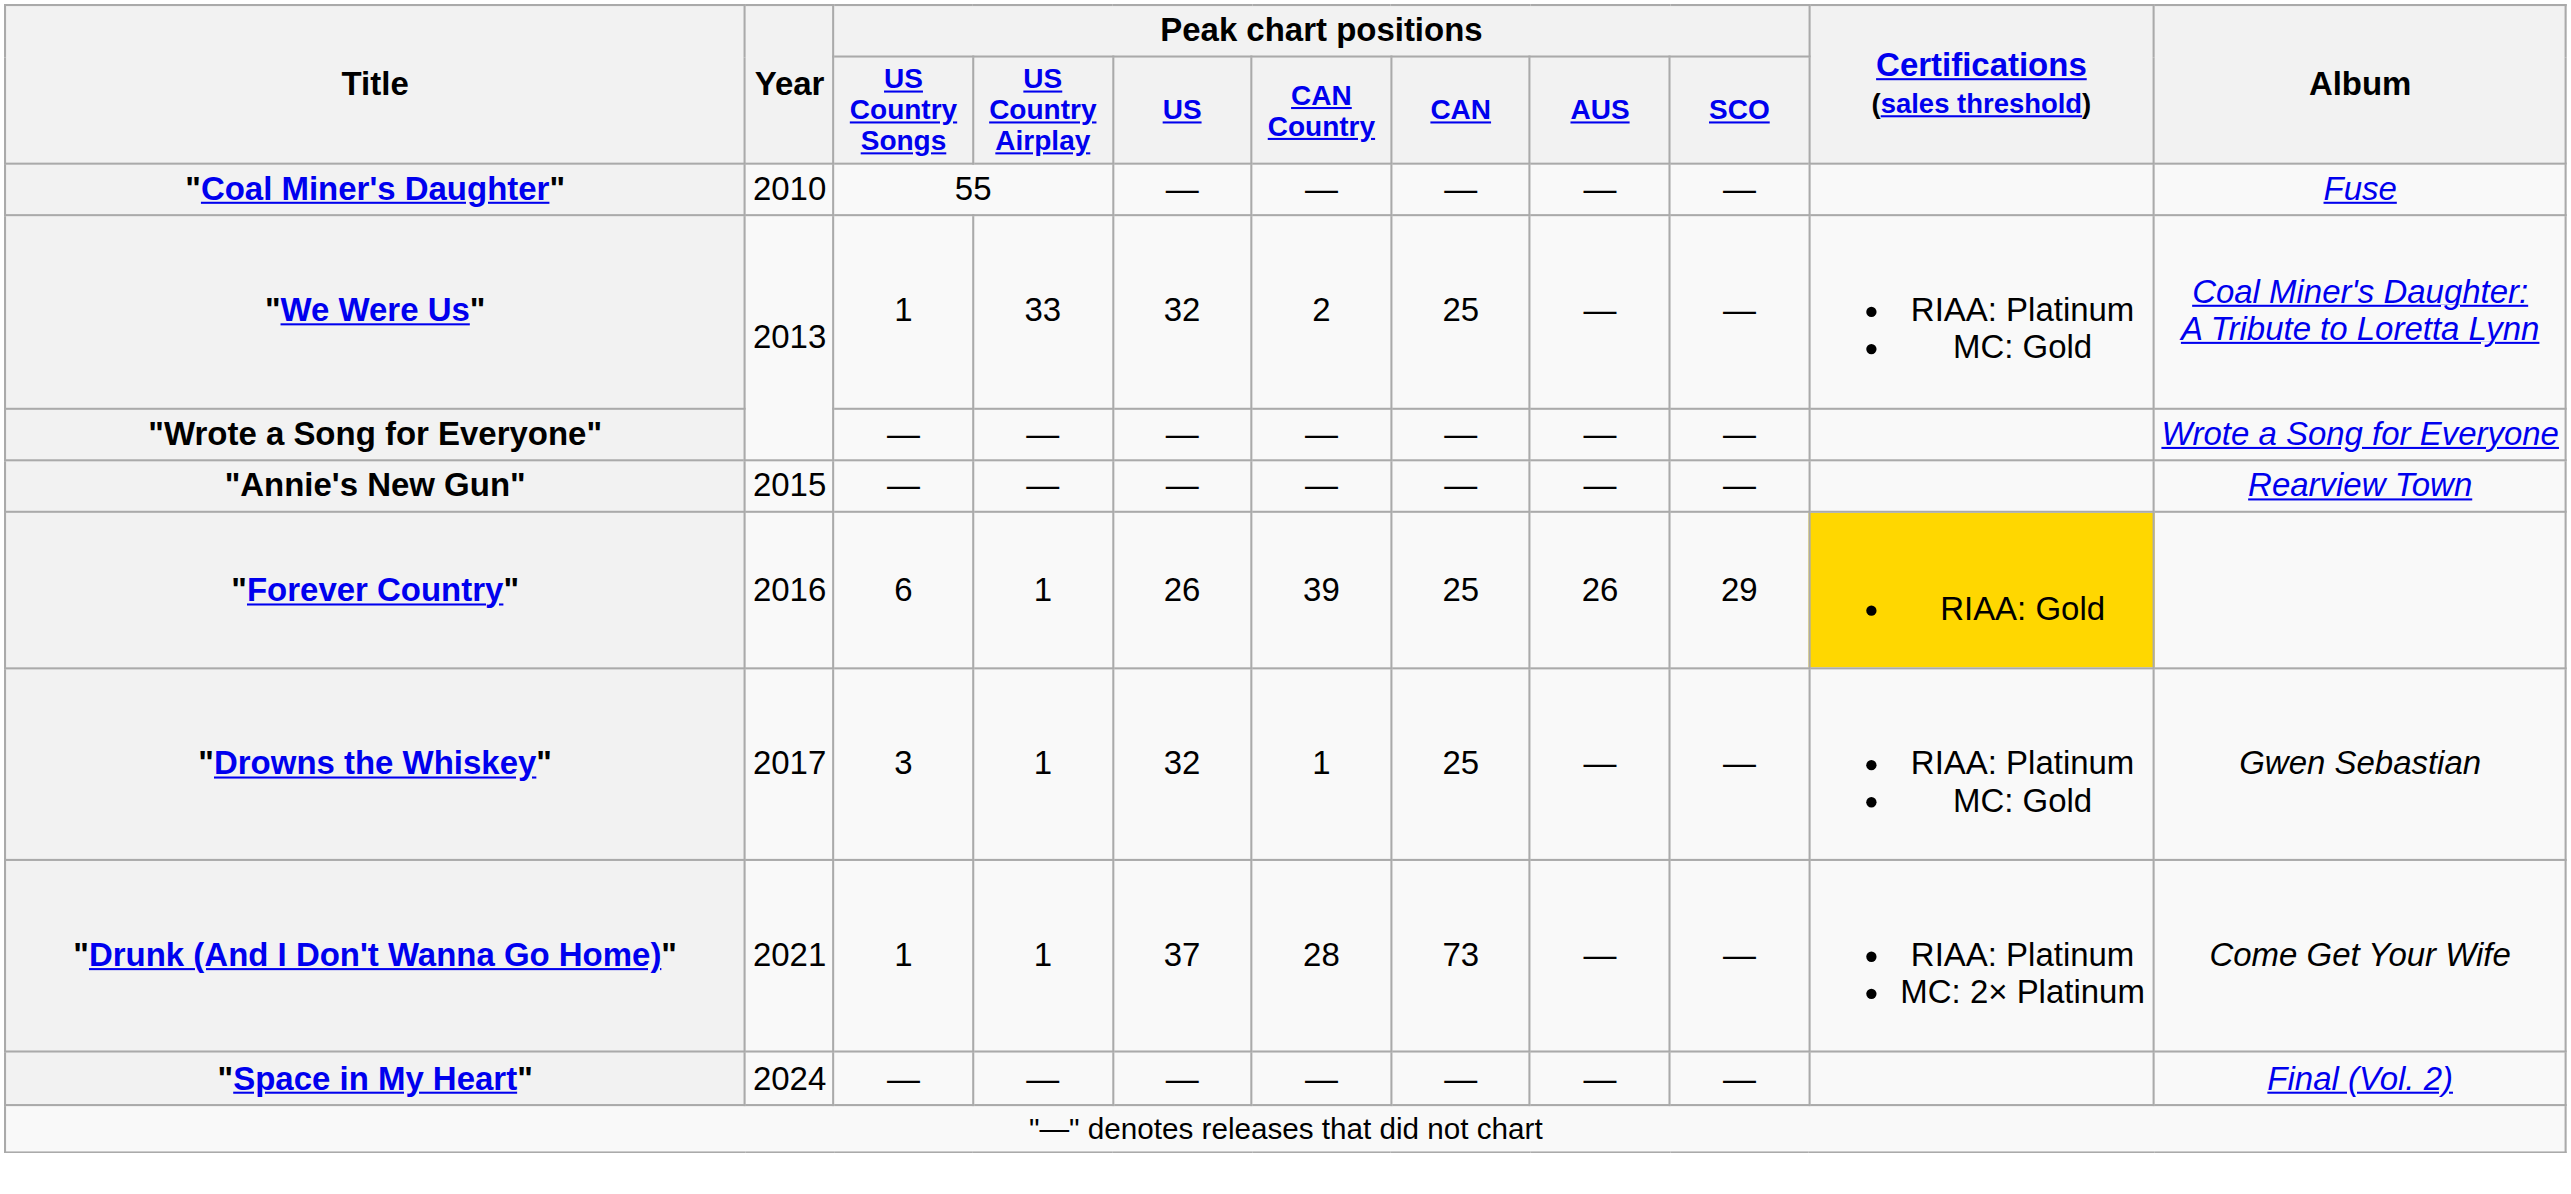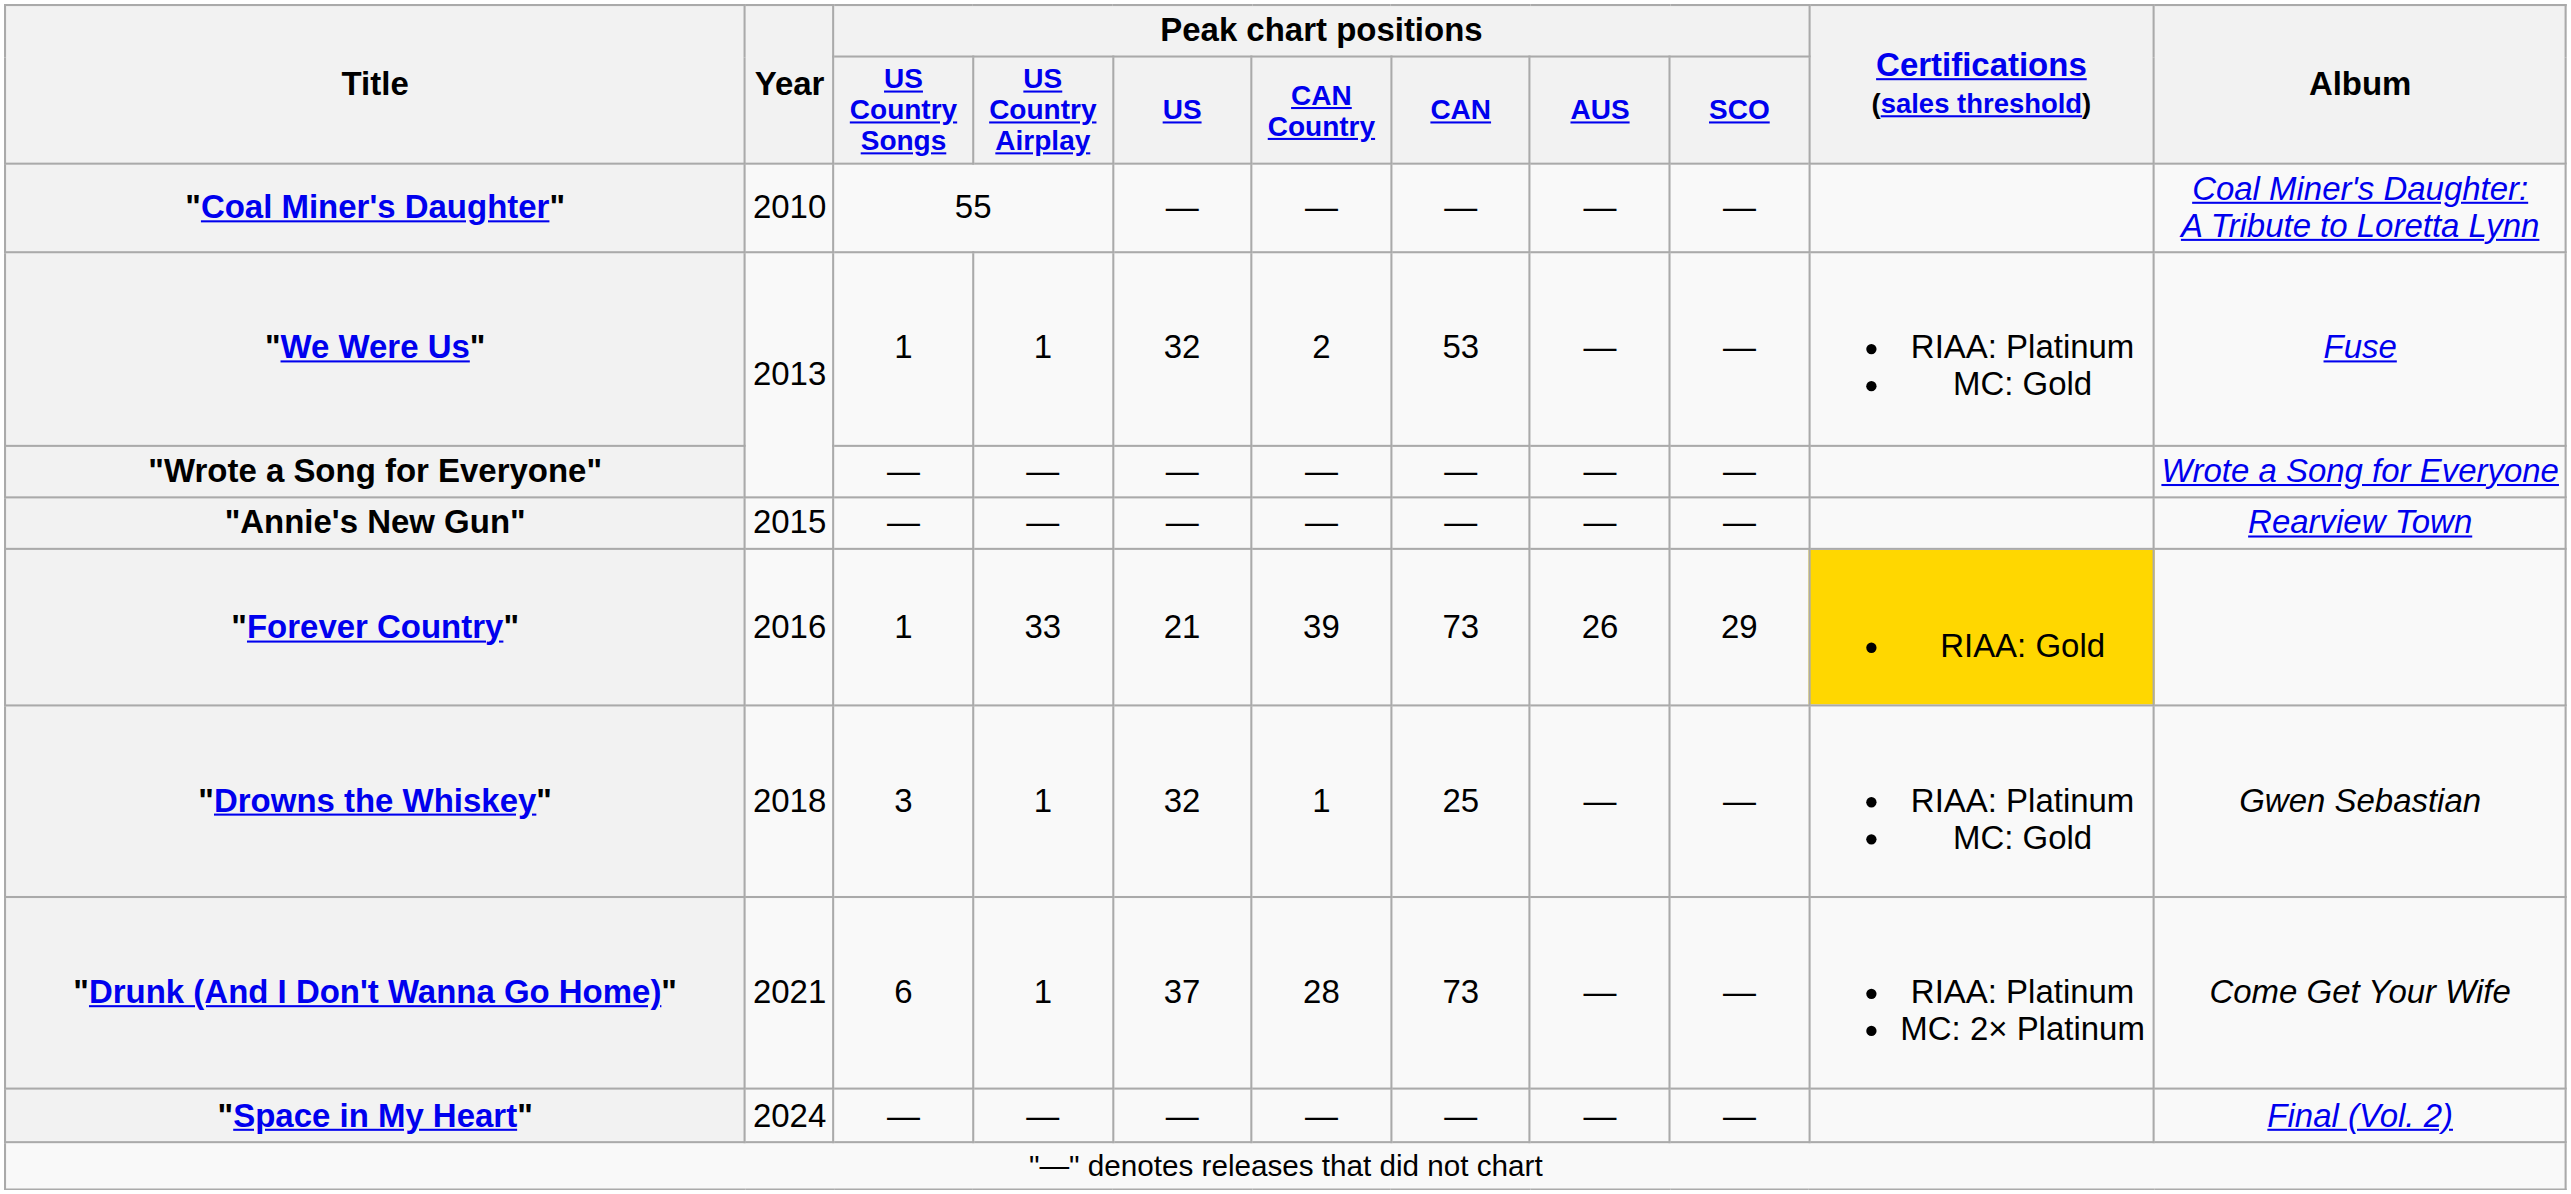(2360, 188) Fuse -> (2360, 207) Coal Miner's Daughter: A Tribute to Loretta Lynn
(1043, 311) 33 -> (1043, 348) 1
(1461, 311) 25 -> (1461, 348) 53
(2360, 311) Coal Miner's Daughter: A Tribute to Loretta Lynn -> (2360, 348) Fuse
(904, 589) 6 -> (904, 626) 1
(1043, 589) 1 -> (1043, 626) 33
(1182, 589) 26 -> (1182, 626) 21
(1461, 589) 25 -> (1461, 626) 73
(790, 763) 2017 -> (790, 800) 2018
(904, 955) 1 -> (904, 992) 6
